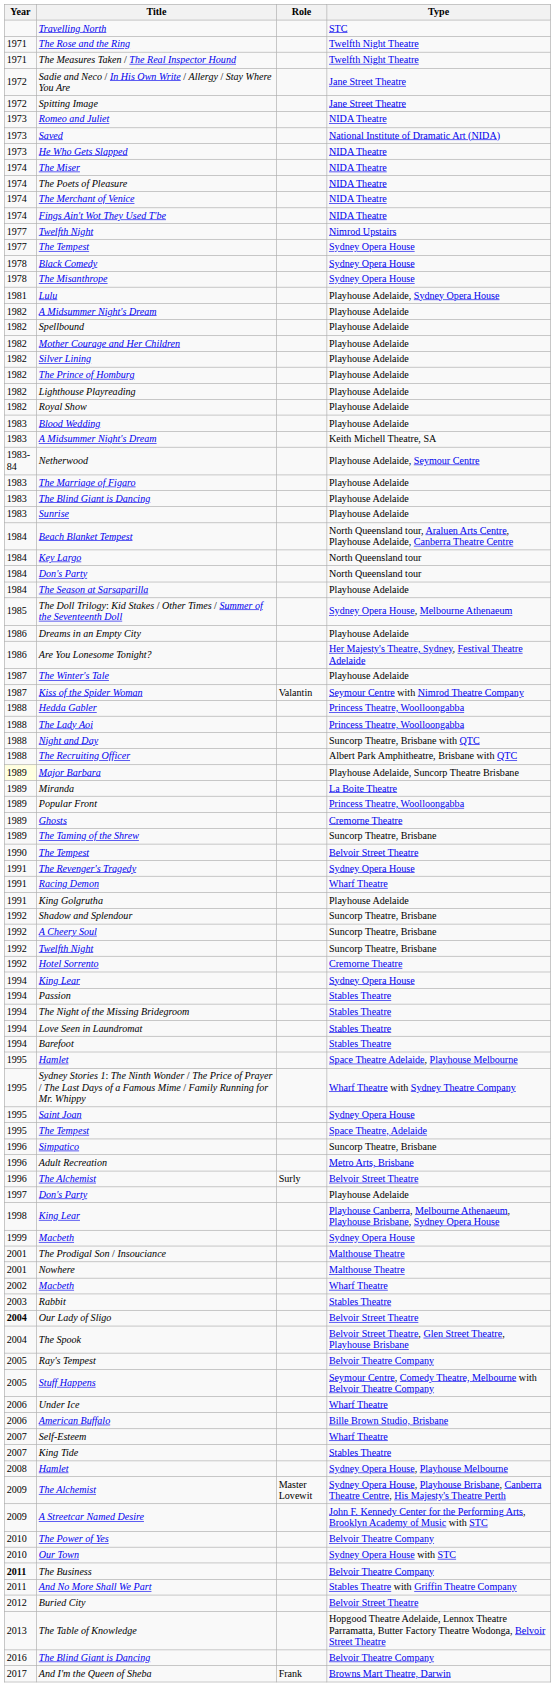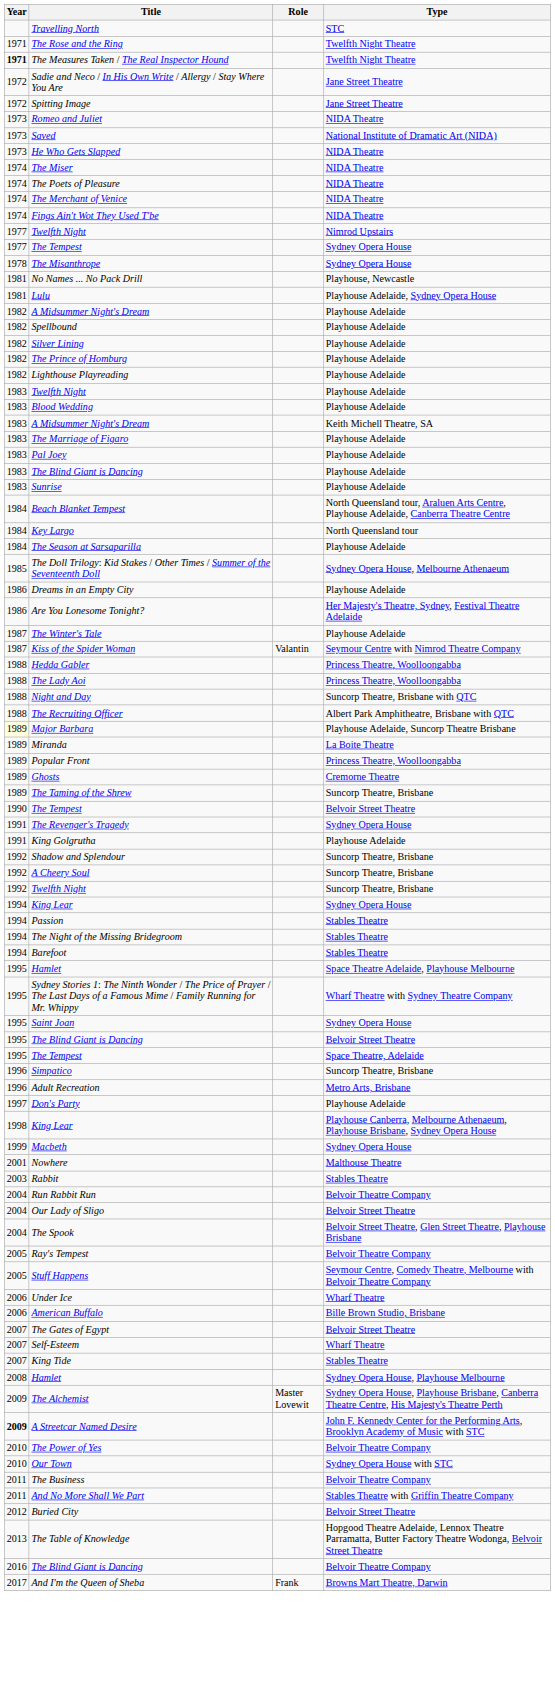(17, 60) normal -> (17, 60) bold
- row: (68, 263)
+ row: (87, 279)
- row: (109, 343)
- row: (63, 407)
+ row: (59, 391)
- row: (63, 461)
+ row: (49, 455)
- row: (63, 574)
- row: (69, 884)
- row: (69, 964)
- row: (91, 1028)
+ row: (87, 1039)
- row: (67, 1178)
- row: (102, 1254)
- row: (56, 1286)
+ row: (64, 1194)
(17, 1318) bold -> (17, 1210) normal
+ row: (70, 1329)
(17, 1517) normal -> (17, 1426) bold
(16, 1571) bold -> (17, 1480) normal
